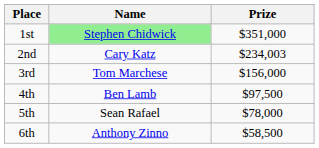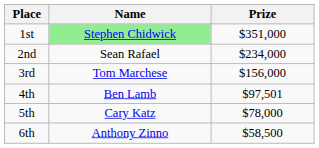(130, 53) Cary Katz -> (130, 53) Sean Rafael
(263, 53) $234,003 -> (263, 53) $234,000
(263, 93) $97,500 -> (263, 93) $97,501
(130, 113) Sean Rafael -> (130, 113) Cary Katz
